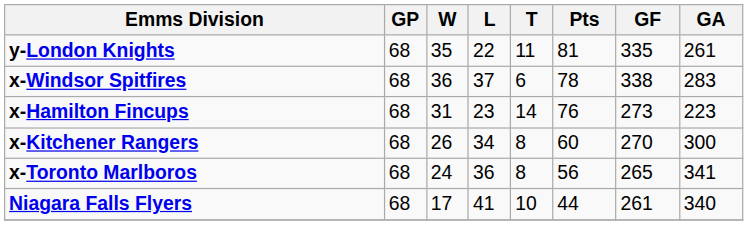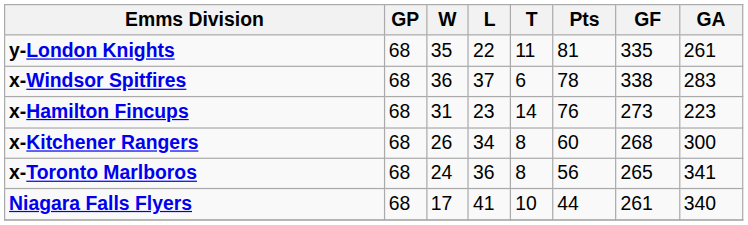(637, 142) 270 -> (637, 142) 268
